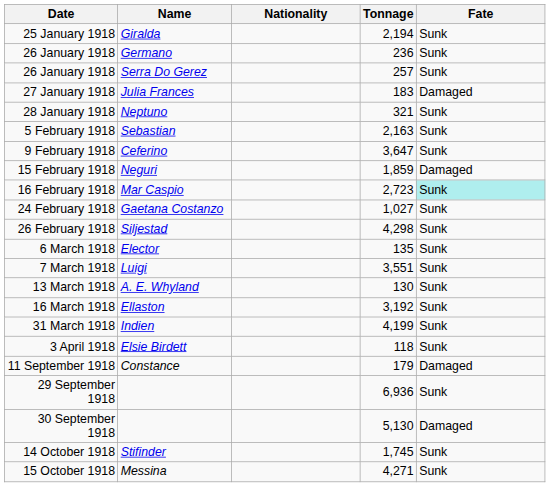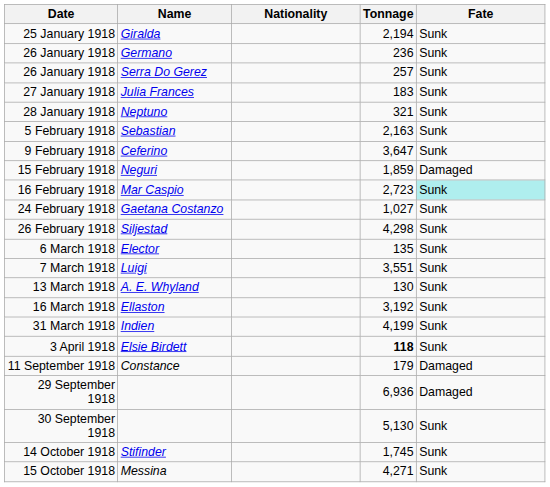(446, 92) Damaged -> (433, 92) Sunk
(404, 346) normal -> (404, 346) bold
(433, 392) Sunk -> (446, 392) Damaged
(446, 425) Damaged -> (433, 425) Sunk
